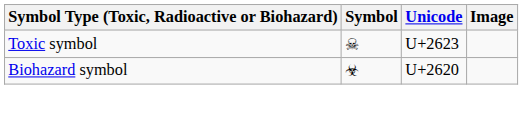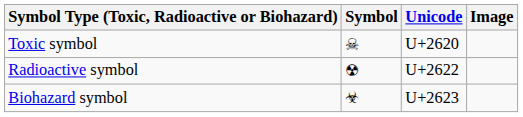(432, 43) U+2623 -> (432, 43) U+2620
+ row: (73, 70)
(432, 70) U+2620 -> (432, 97) U+2623
